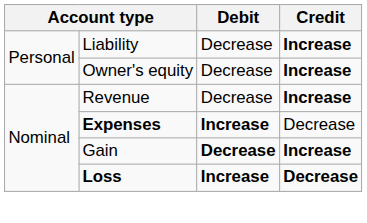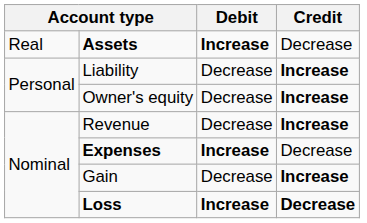+ row: (110, 44)
(238, 151) bold -> (237, 177) normal
